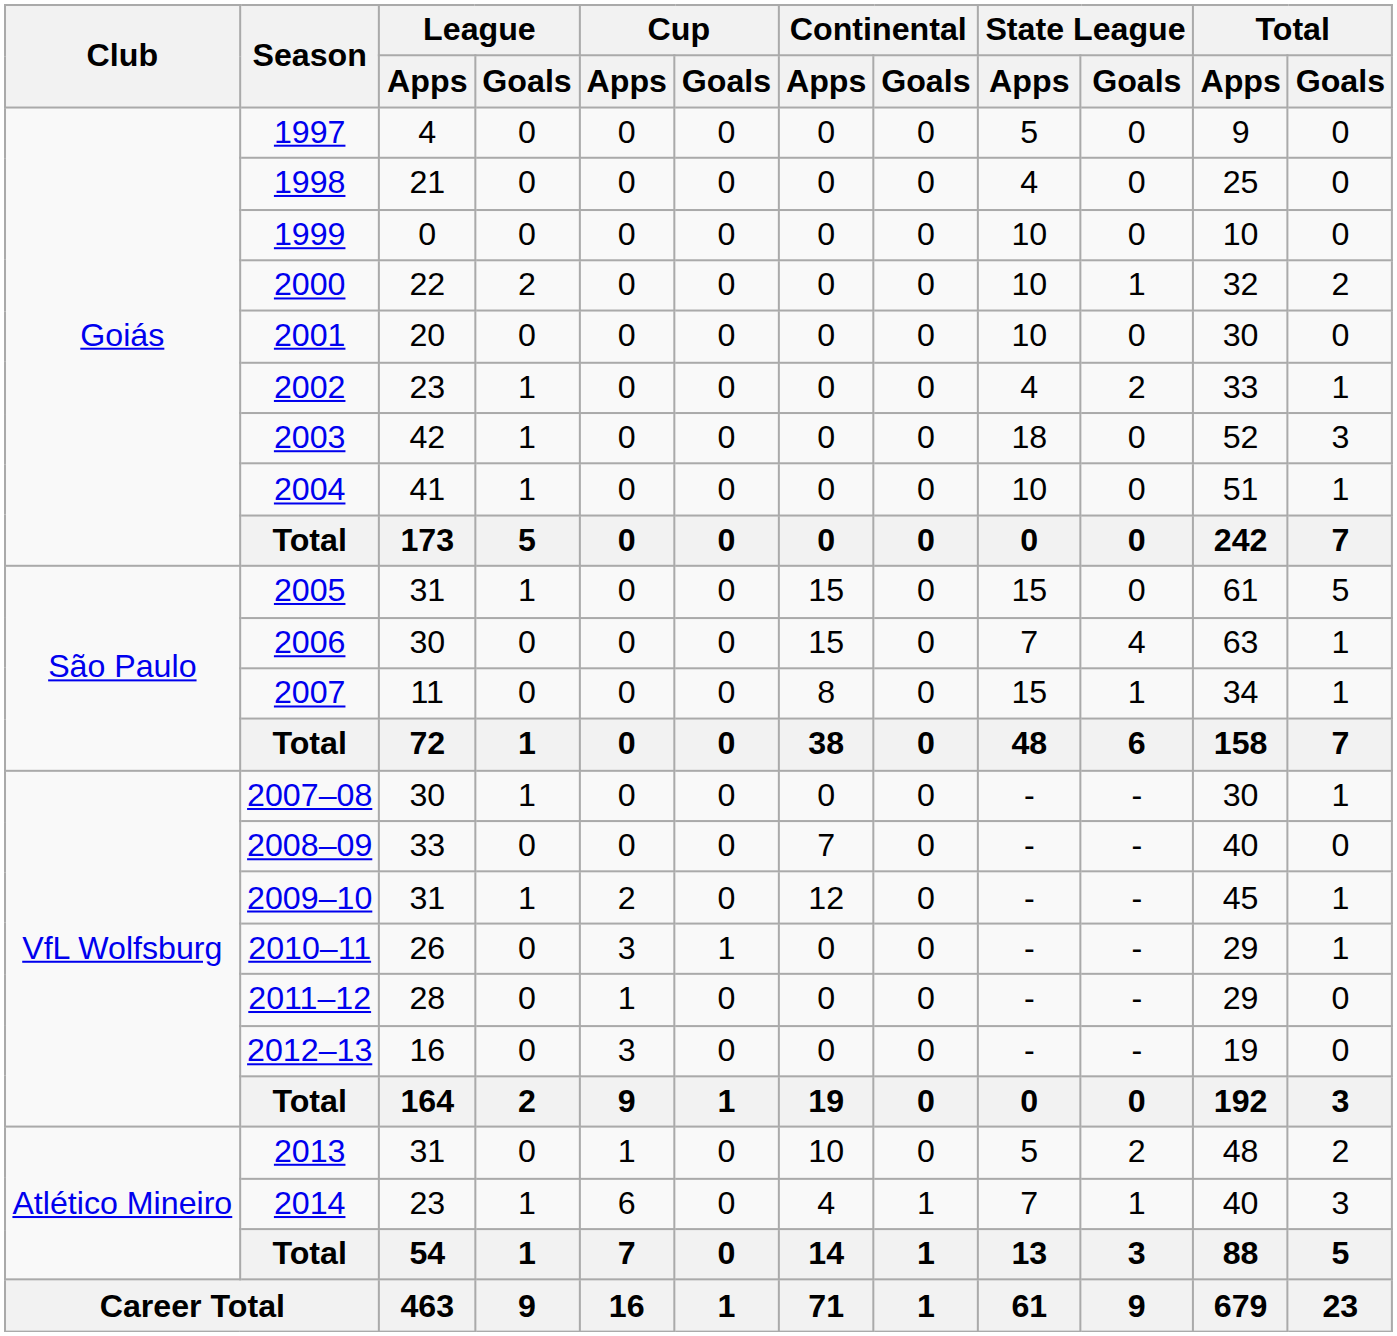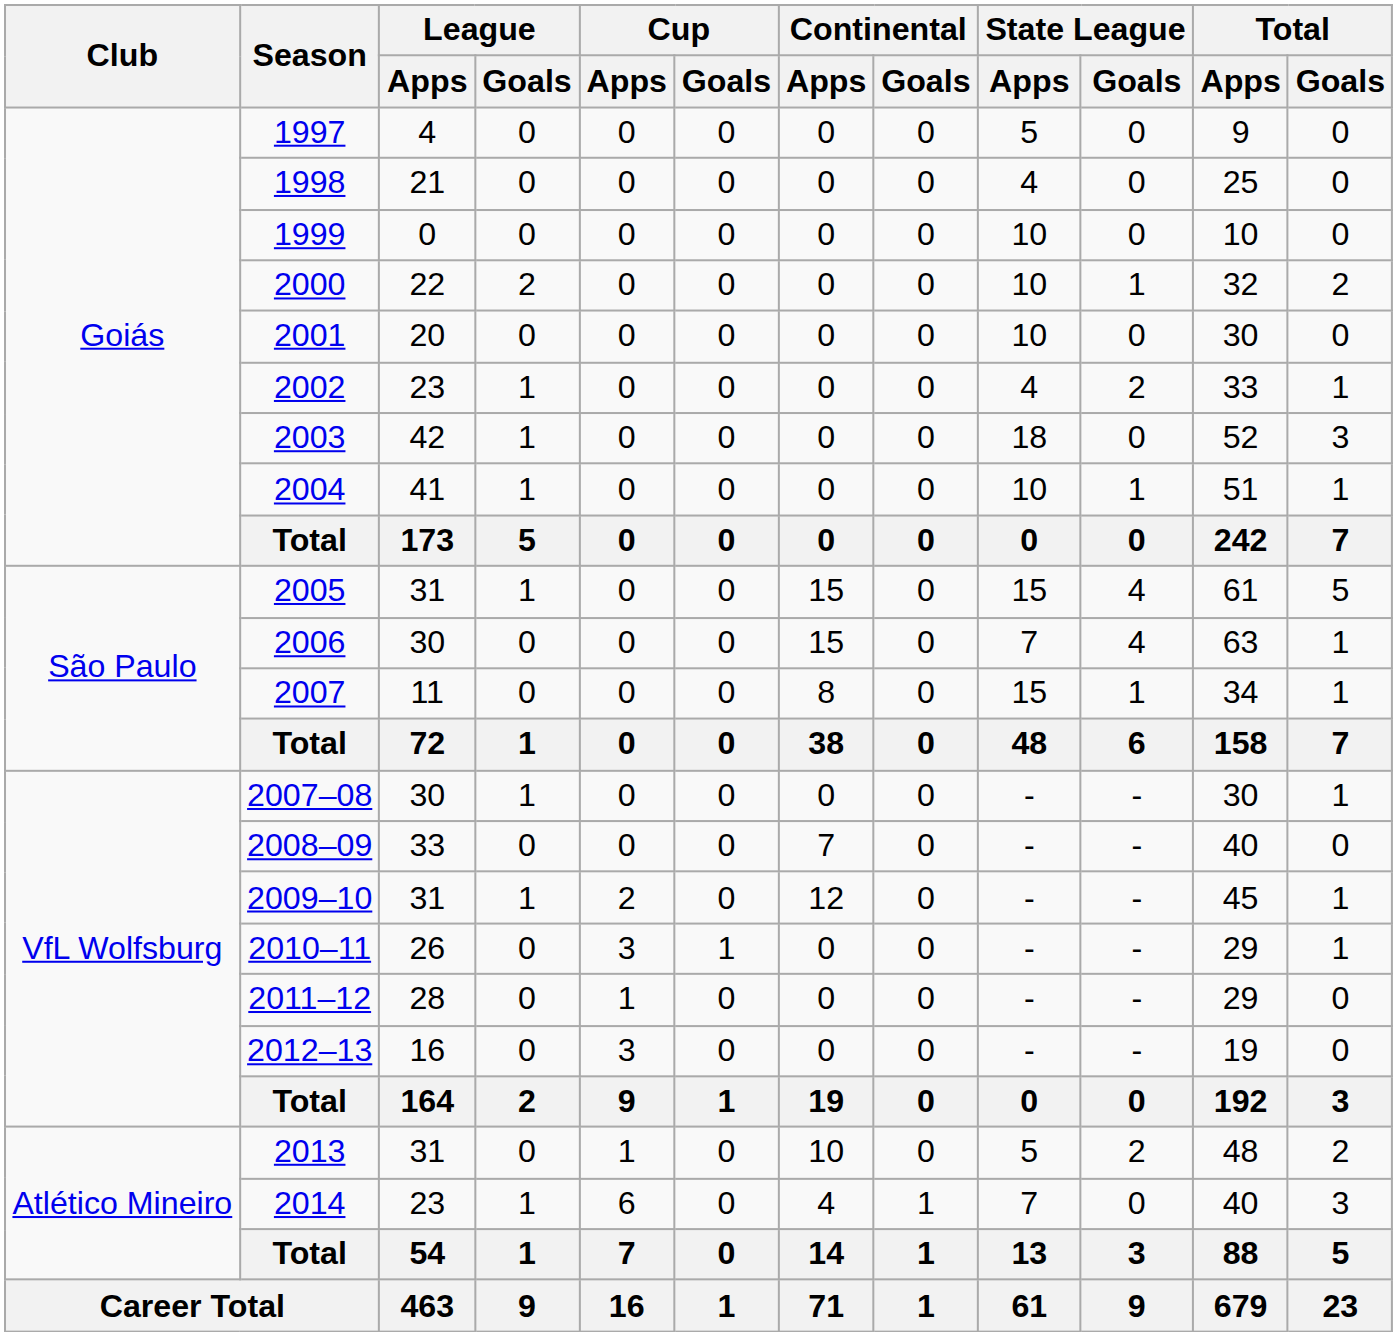(1137, 489) 0 -> (1137, 489) 1
(1137, 591) 0 -> (1137, 591) 4
(1137, 1203) 1 -> (1137, 1203) 0
